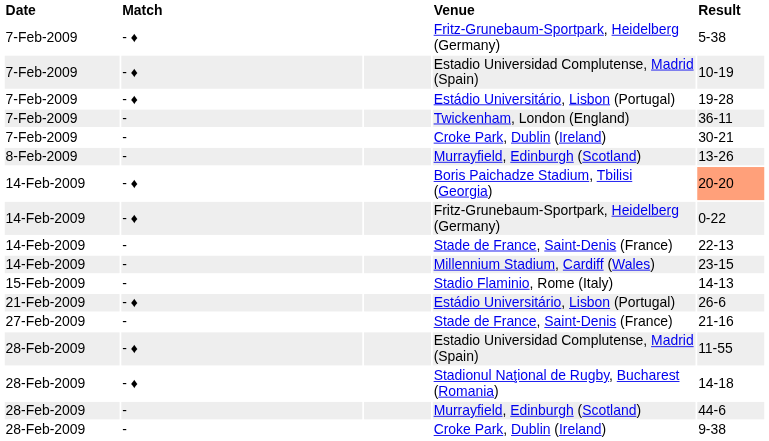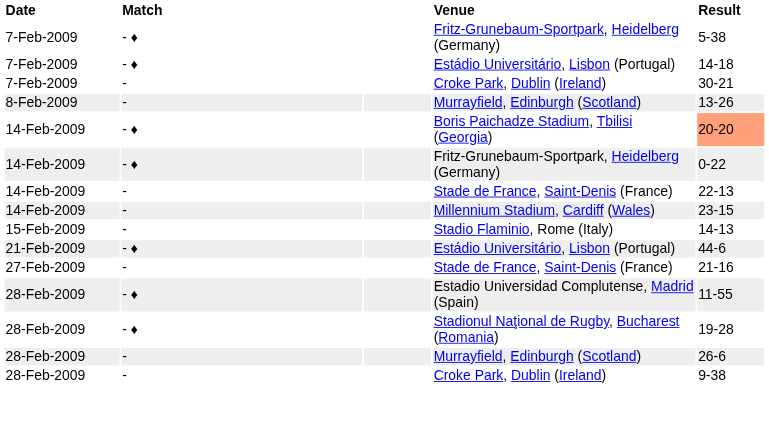- row: (42, 72)
(716, 99) 19-28 -> (716, 64) 14-18
- row: (42, 118)
(712, 302) 26-6 -> (712, 248) 44-6
(716, 383) 14-18 -> (716, 329) 19-28
(712, 410) 44-6 -> (712, 356) 26-6
